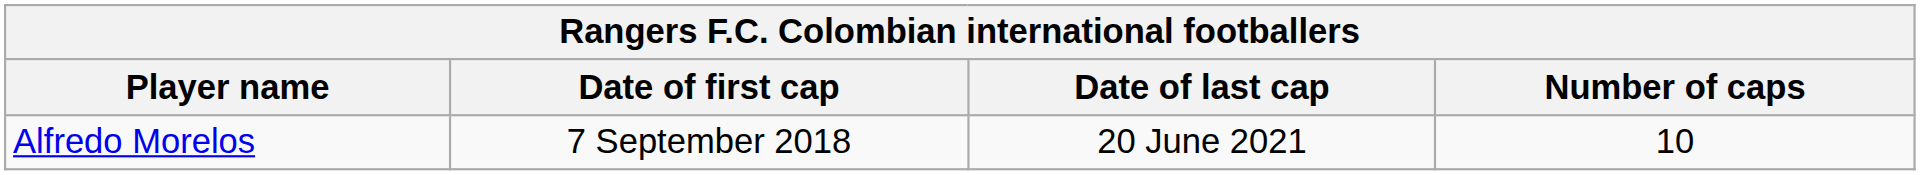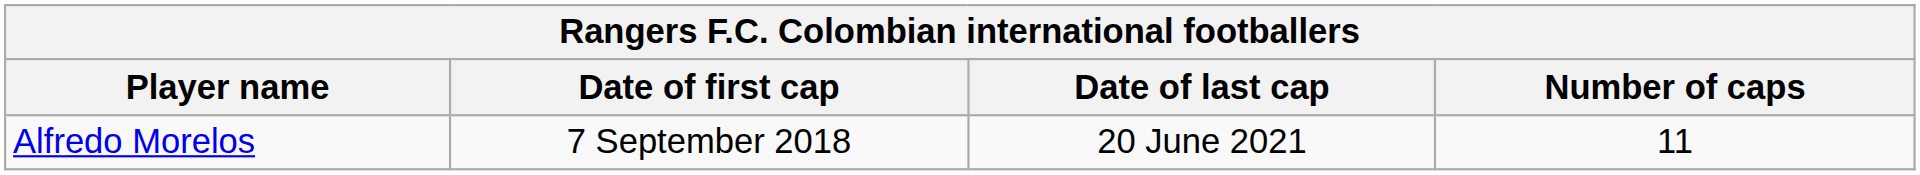(1675, 141) 10 -> (1675, 141) 11
